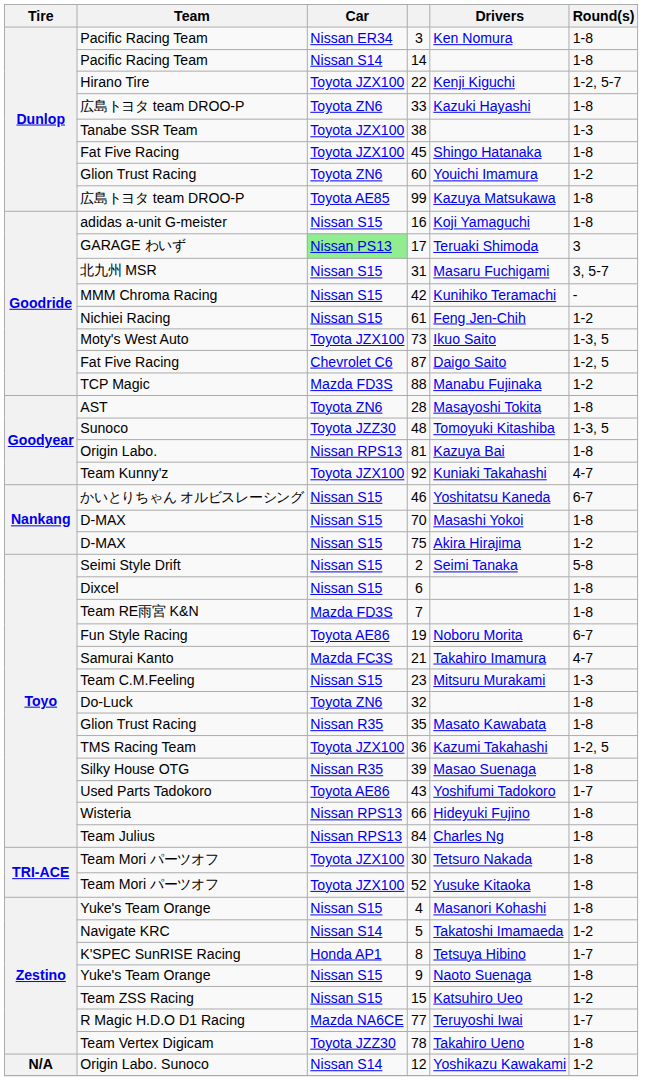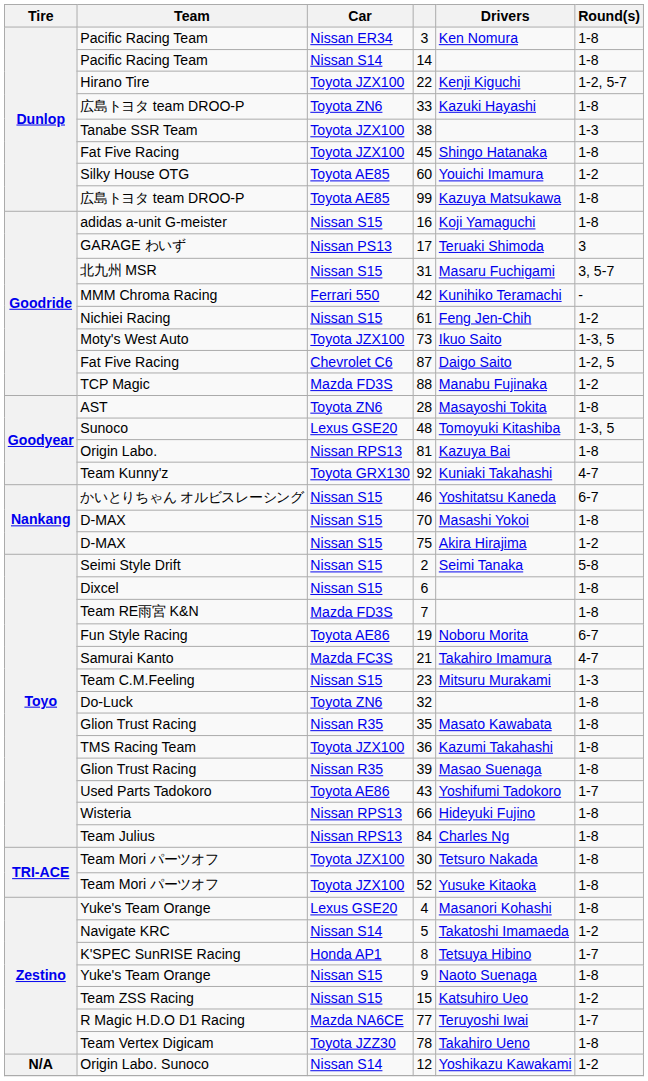(138, 175) Glion Trust Racing -> (135, 175) Silky House OTG
(346, 175) Toyota ZN6 -> (350, 175) Toyota AE85
(351, 246) lightgreen background -> (351, 246) no background
(346, 295) Nissan S15 -> (345, 295) Ferrari 550
(353, 429) Toyota JZZ30 -> (354, 429) Lexus GSE20
(357, 474) Toyota JZX100 -> (360, 474) Toyota GRX130
(591, 747) 1-2, 5 -> (588, 747) 1-8
(135, 769) Silky House OTG -> (138, 769) Glion Trust Racing
(346, 909) Nissan S15 -> (354, 909) Lexus GSE20
